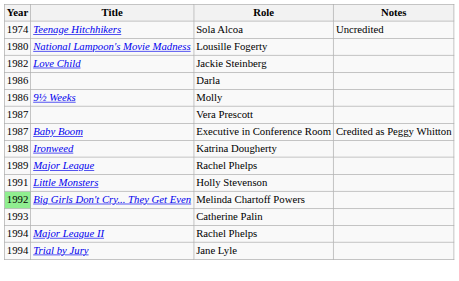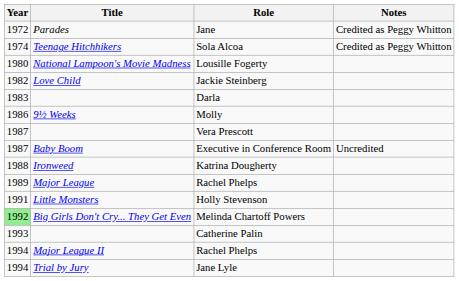+ row: (51, 30)
(360, 30) Uncredited -> (394, 47) Credited as Peggy Whitton
(18, 81) 1986 -> (18, 98) 1983
(394, 132) Credited as Peggy Whitton -> (360, 149) Uncredited
